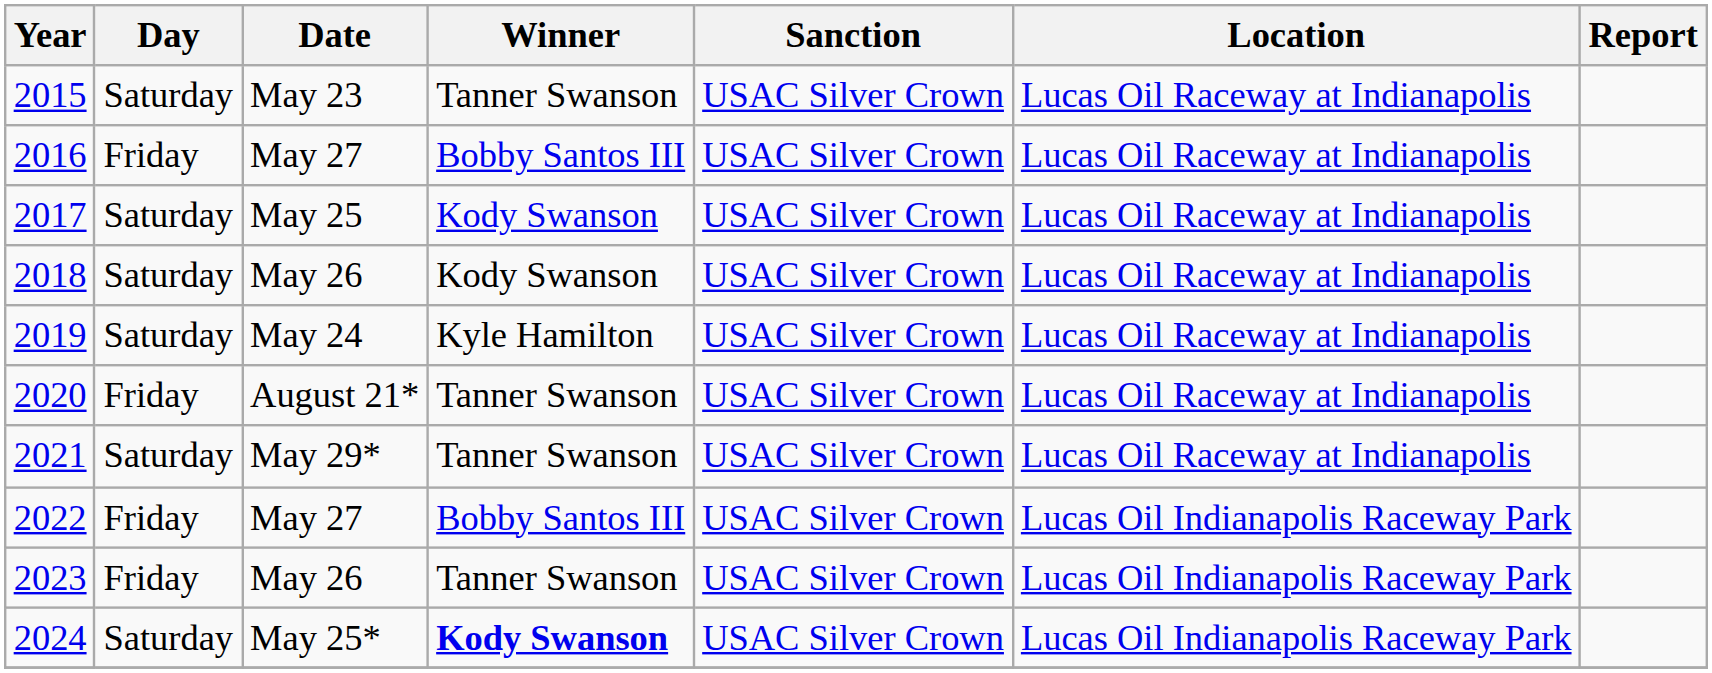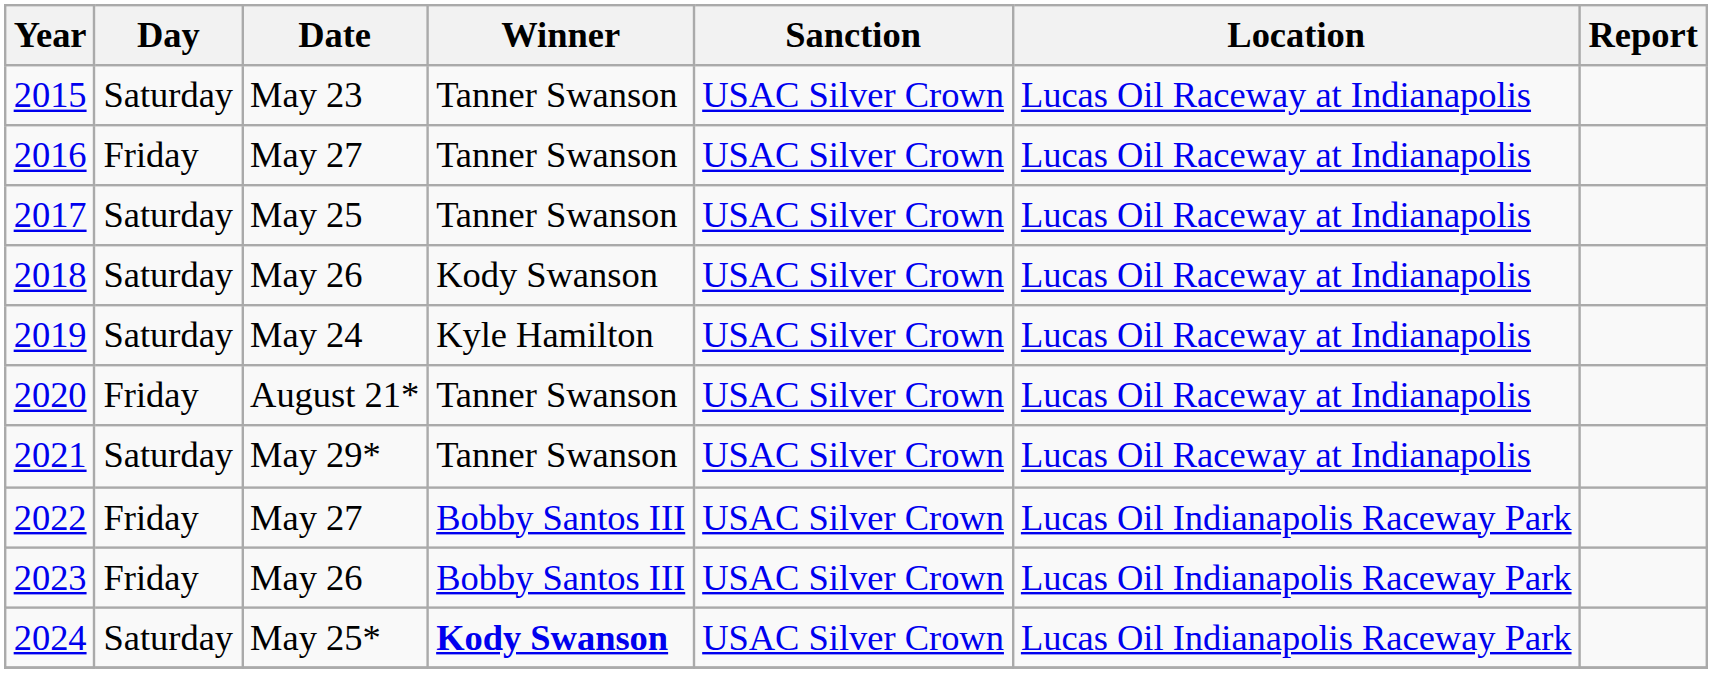(561, 155) Bobby Santos III -> (557, 155) Tanner Swanson
(547, 215) Kody Swanson -> (557, 215) Tanner Swanson
(557, 576) Tanner Swanson -> (561, 576) Bobby Santos III
